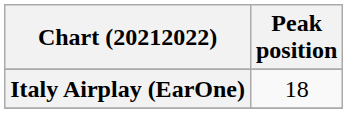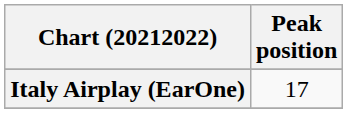(297, 88) 18 -> (297, 88) 17
